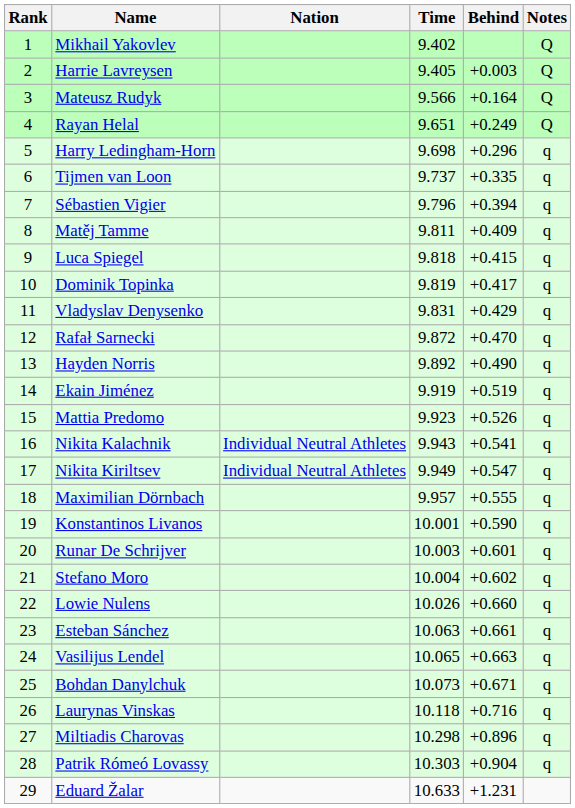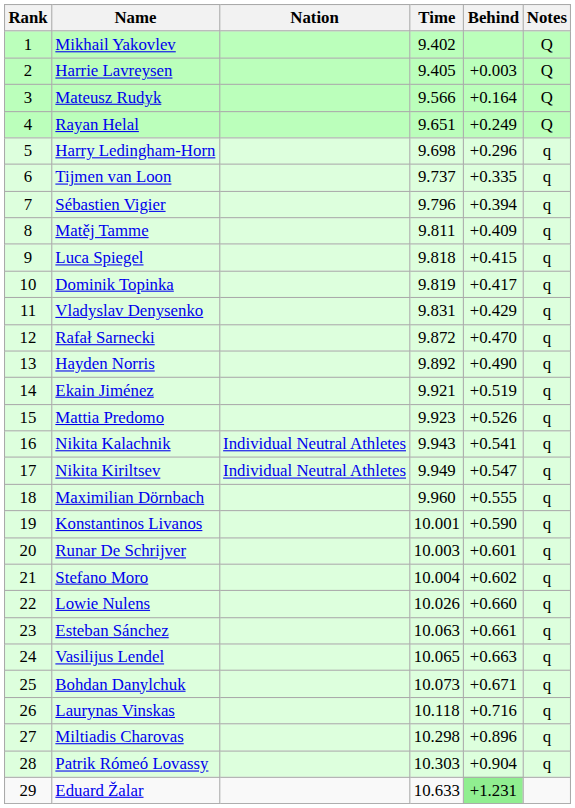(437, 390) 9.919 -> (437, 390) 9.921
(437, 497) 9.957 -> (437, 497) 9.960
(493, 790) no background -> (493, 790) lightgreen background
